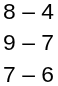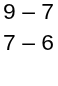- row: (29, 11)
